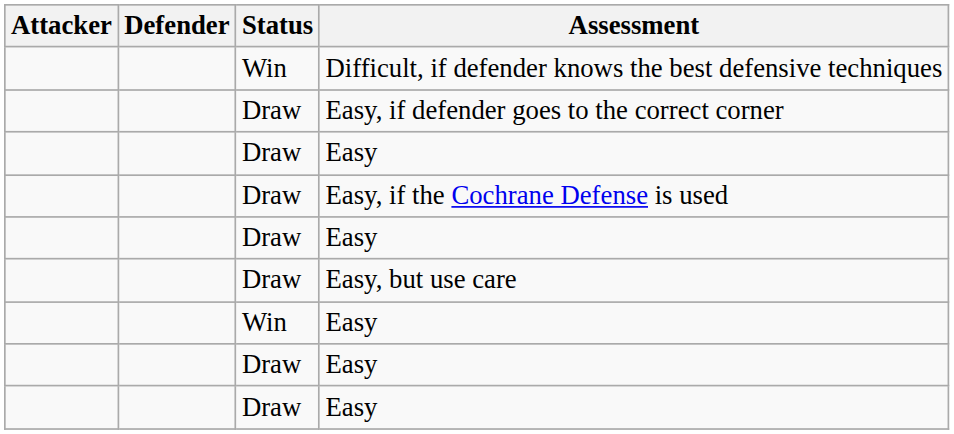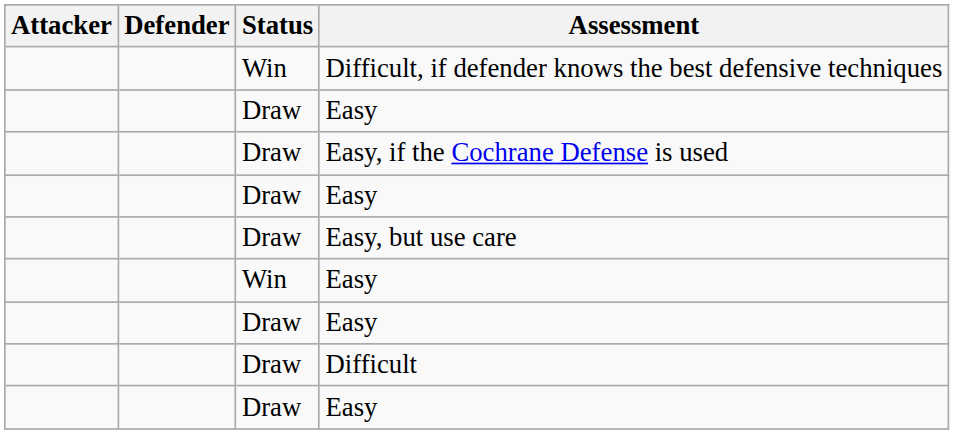- row: (272, 110)
+ row: (272, 364)
